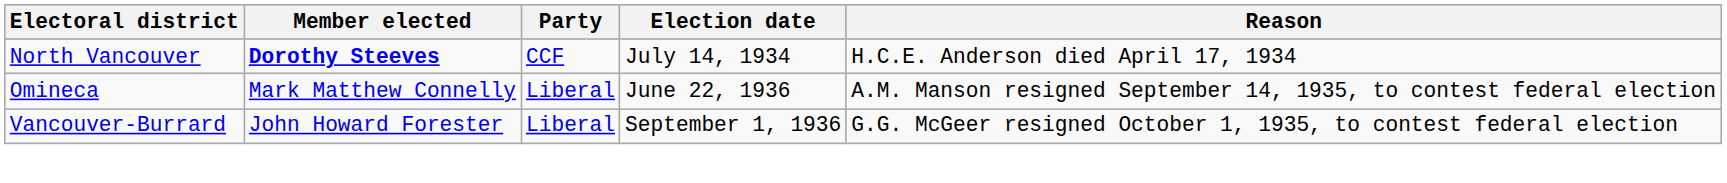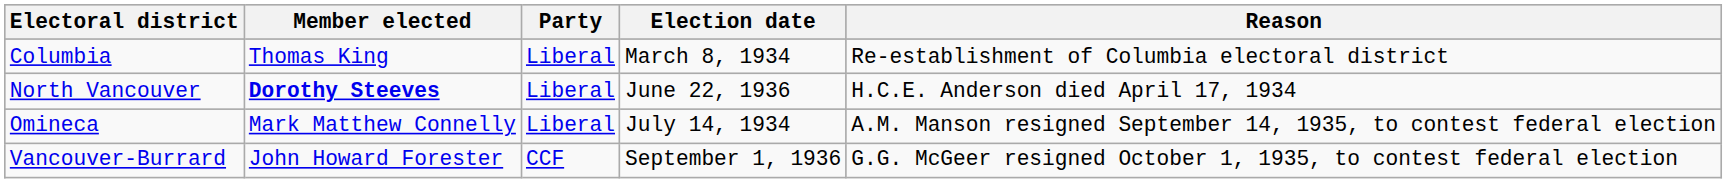+ row: (61, 57)
(545, 57) CCF -> (570, 91) Liberal
(708, 57) July 14, 1934 -> (708, 91) June 22, 1936
(708, 91) June 22, 1936 -> (708, 126) July 14, 1934
(570, 126) Liberal -> (545, 160) CCF
